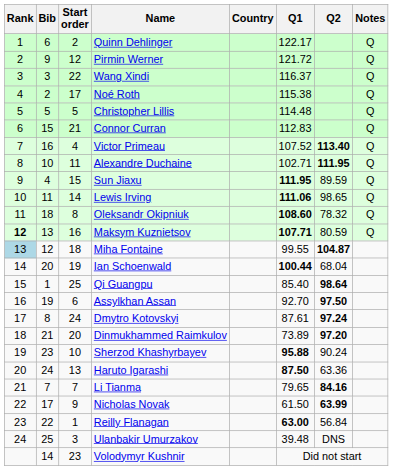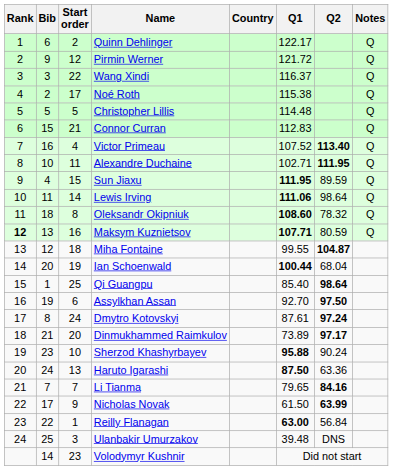(334, 197) 98.65 -> (334, 197) 98.64
(20, 249) lightblue background -> (20, 249) no background
(334, 335) 97.20 -> (334, 335) 97.17
